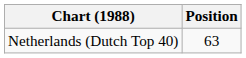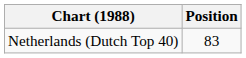(212, 40) 63 -> (212, 40) 83
